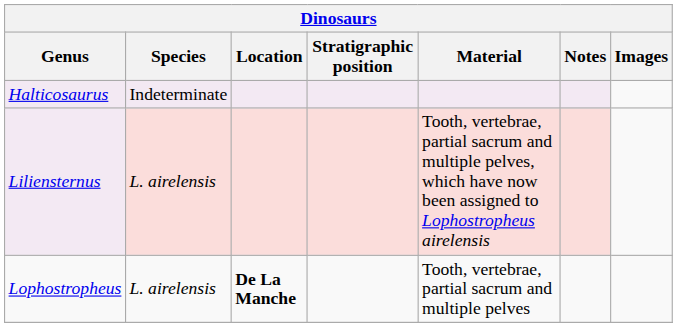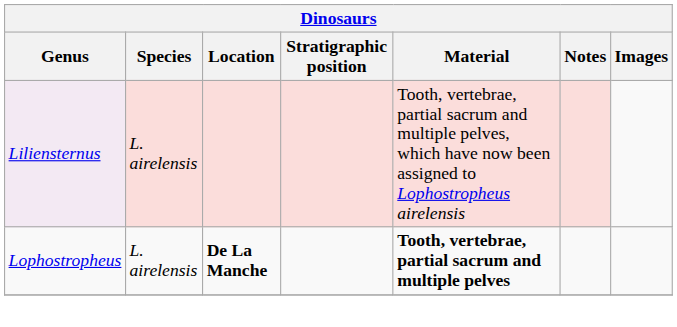- row: (58, 94)
(487, 288) normal -> (469, 260) bold
